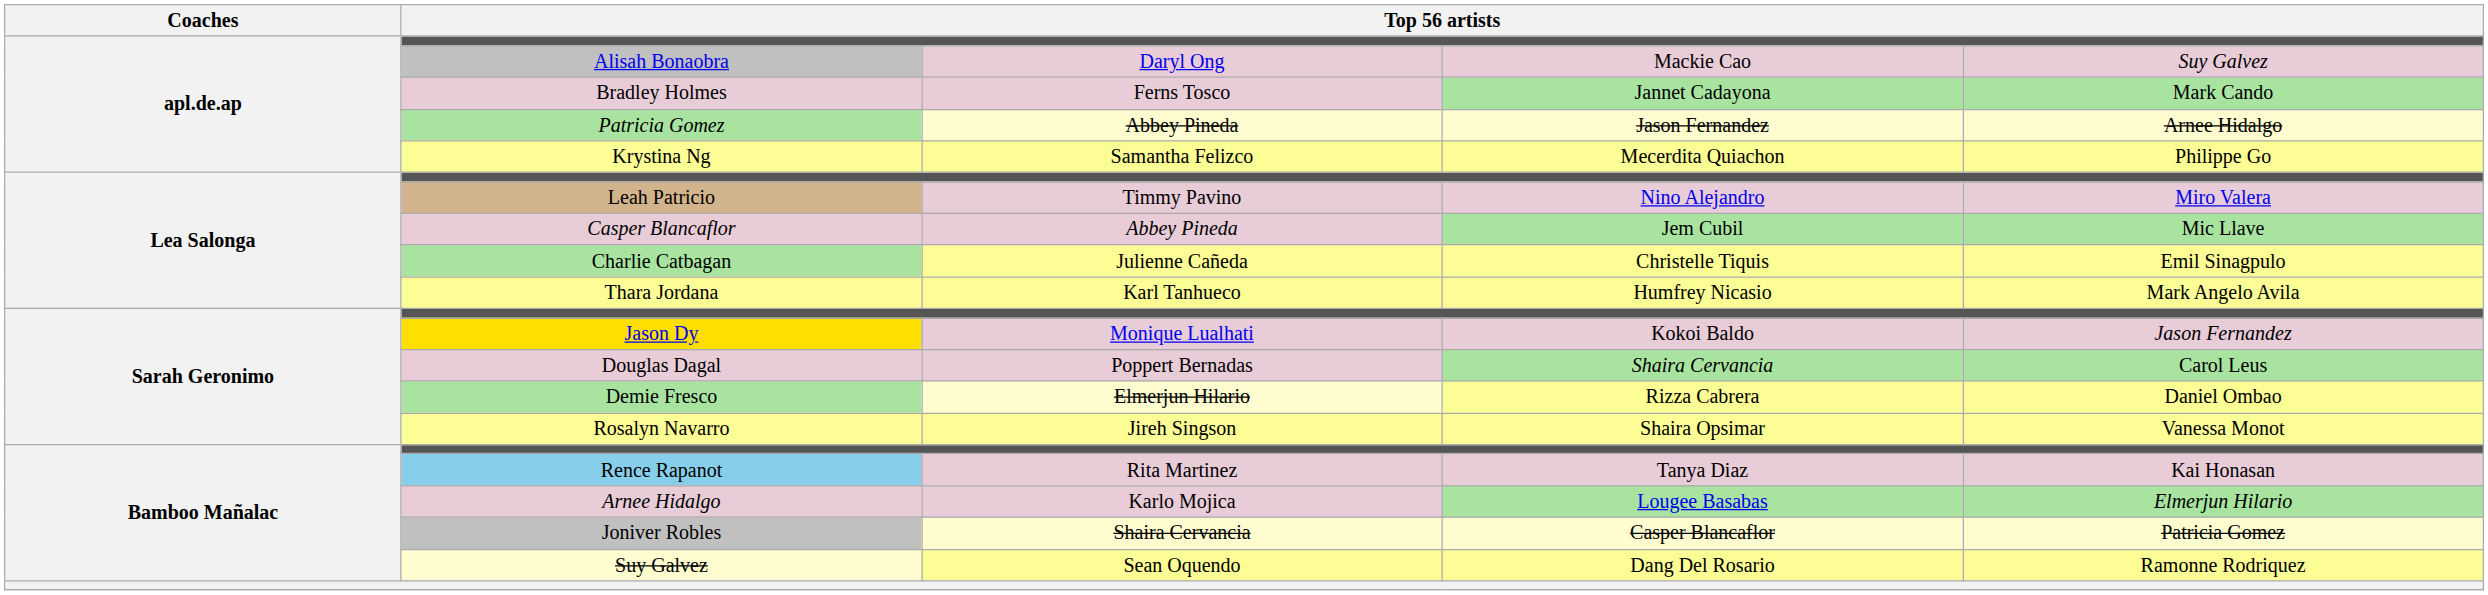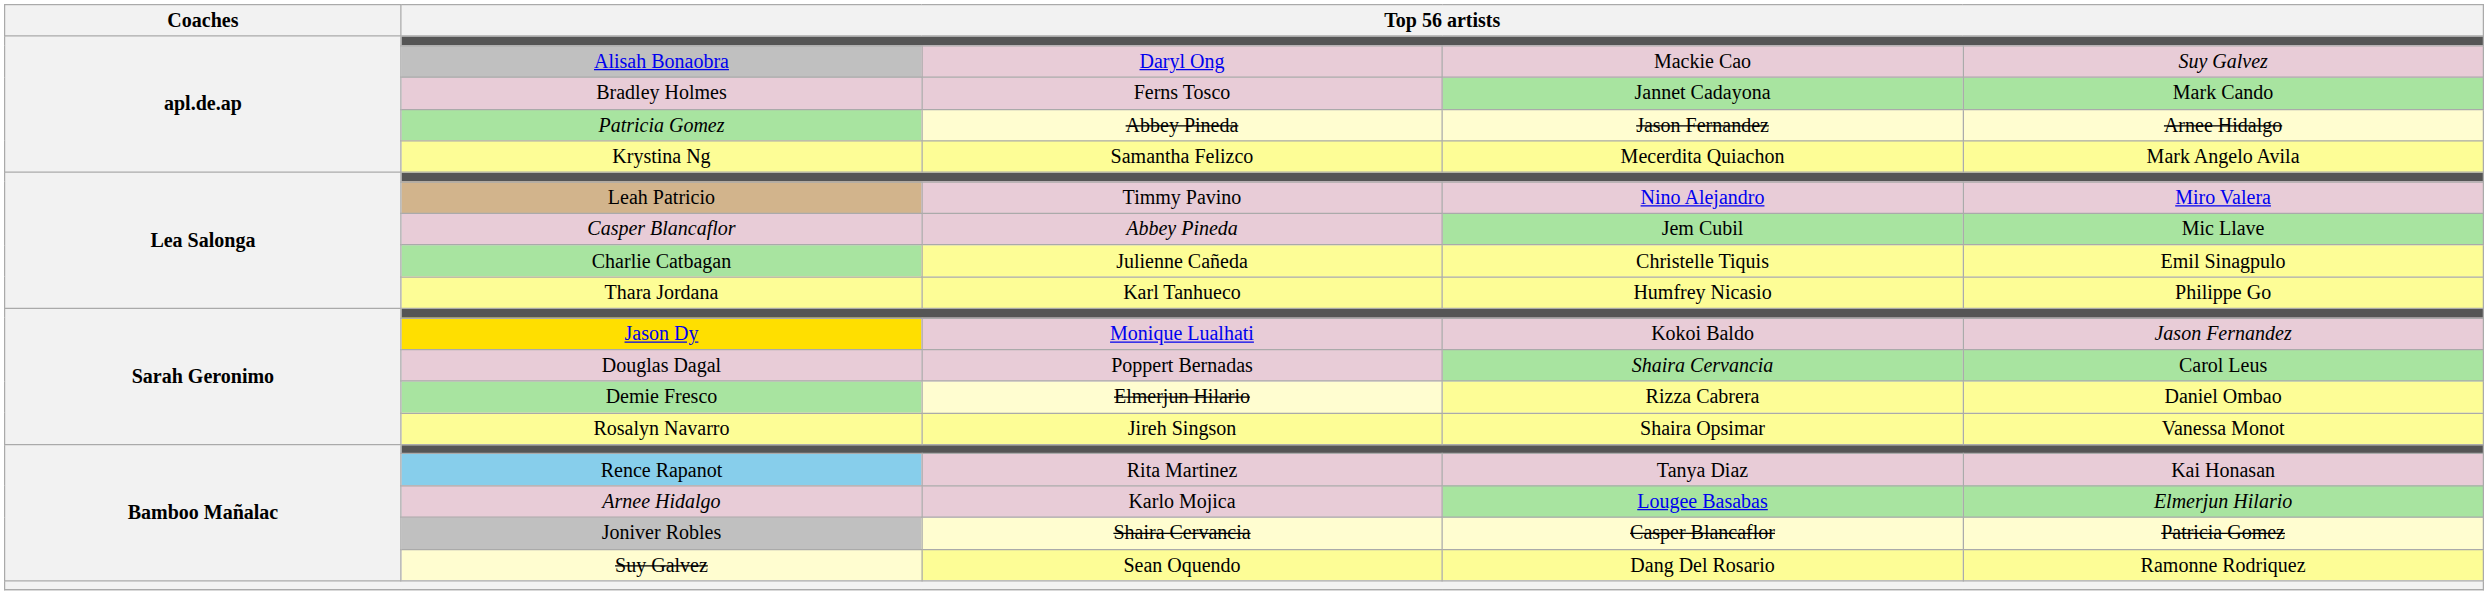(2223, 156) Philippe Go -> (2223, 156) Mark Angelo Avila
(2223, 292) Mark Angelo Avila -> (2223, 292) Philippe Go
